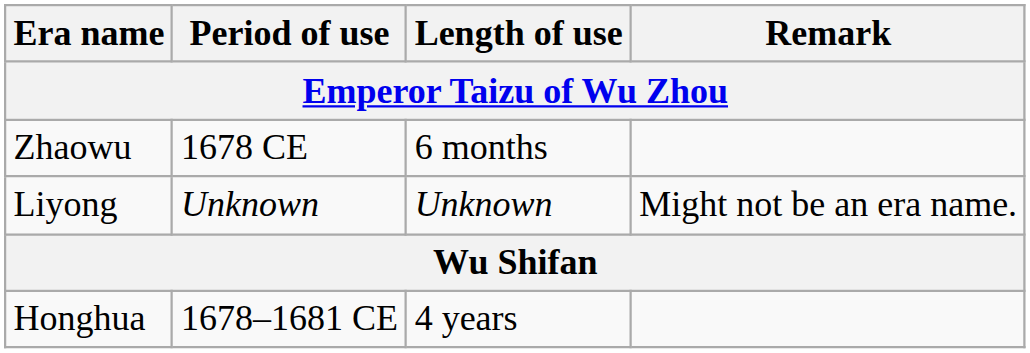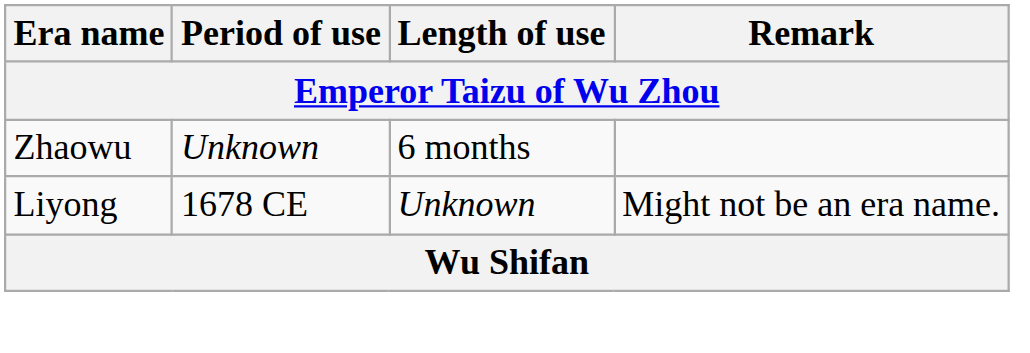(245, 147) 1678 CE -> (250, 147) Unknown
(250, 204) Unknown -> (245, 204) 1678 CE
- row: (79, 318)
